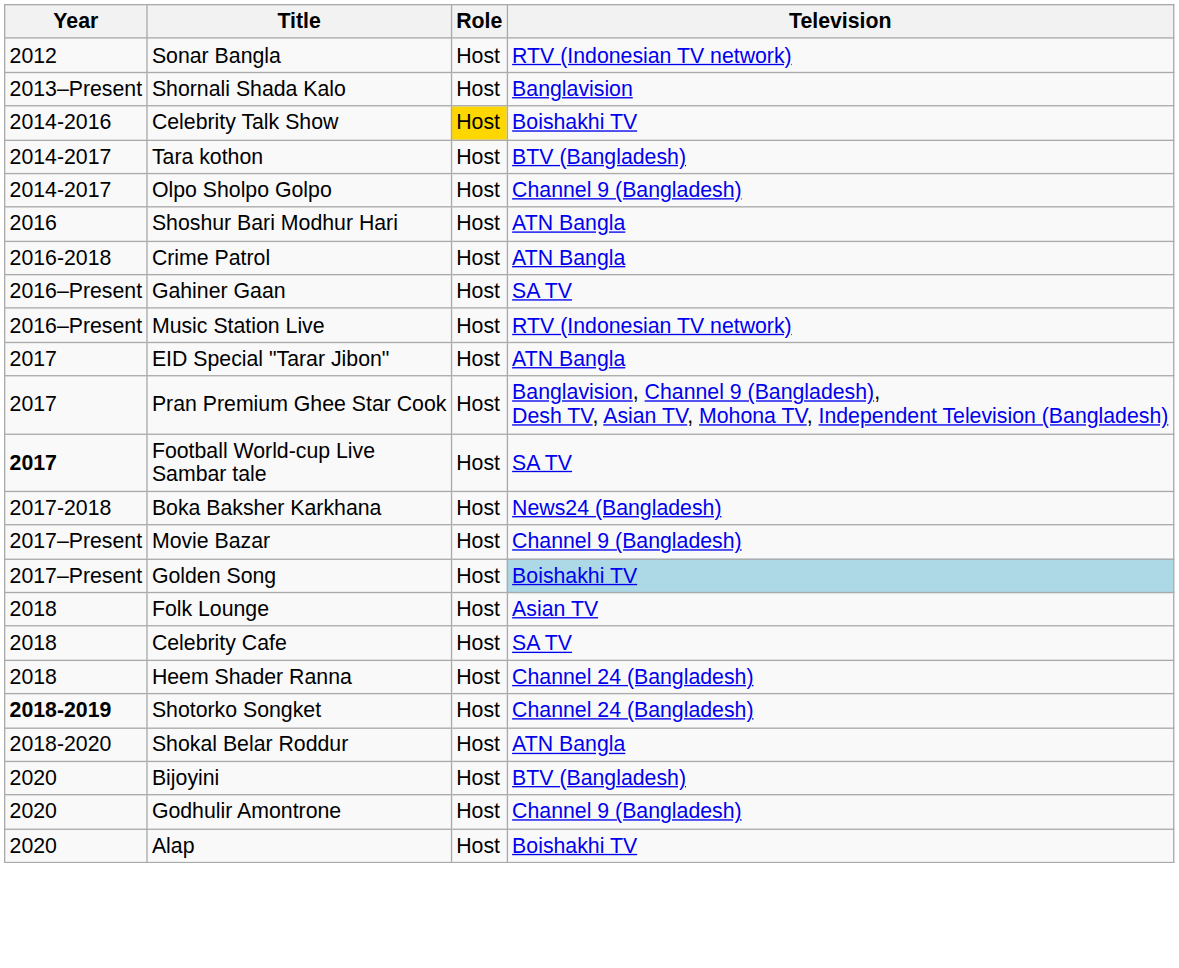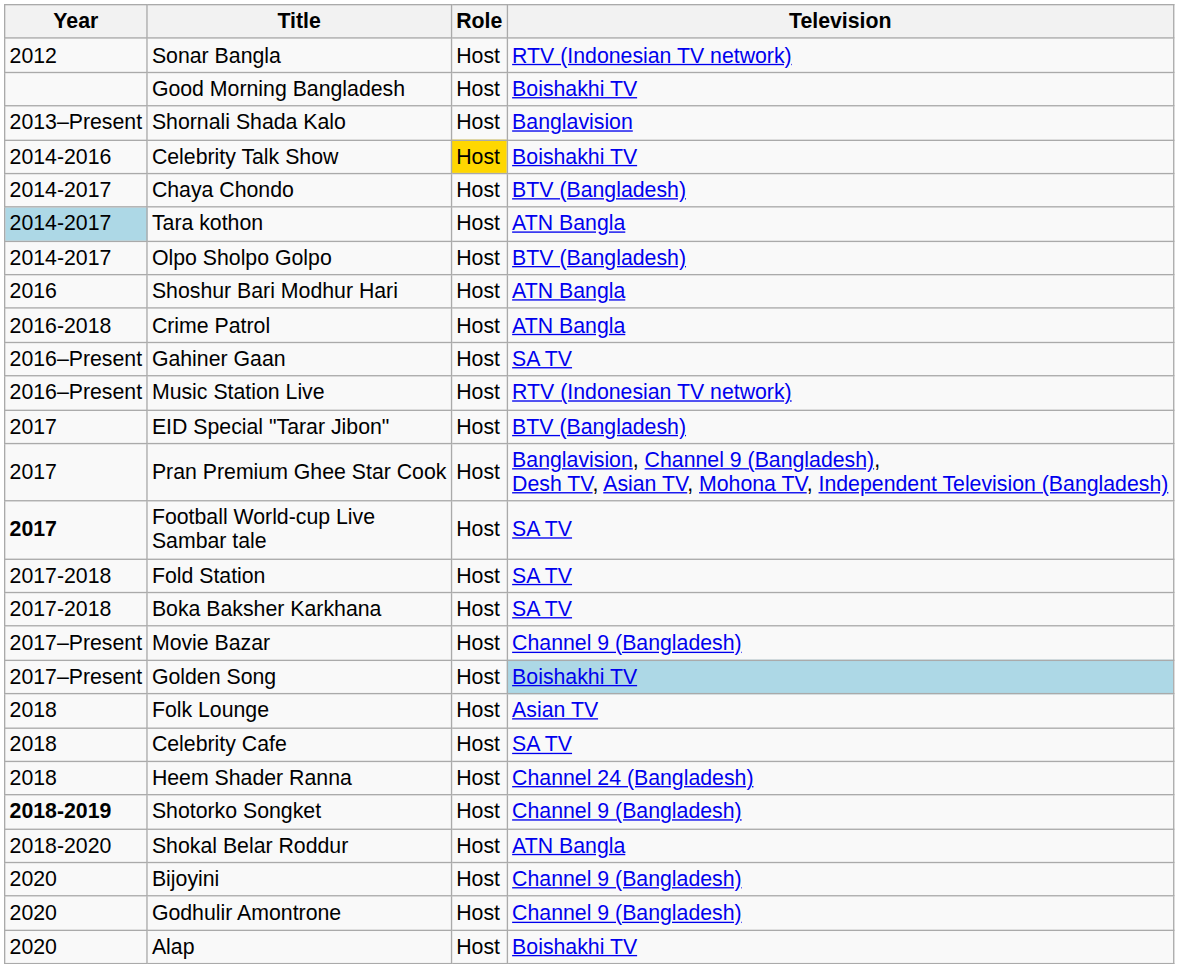+ row: (278, 88)
+ row: (223, 190)
(60, 156) no background -> (60, 223) lightblue background
(599, 156) BTV (Bangladesh) -> (569, 223) ATN Bangla
(627, 190) Channel 9 (Bangladesh) -> (599, 257) BTV (Bangladesh)
(569, 358) ATN Bangla -> (599, 426) BTV (Bangladesh)
+ row: (209, 575)
(617, 507) News24 (Bangladesh) -> (542, 609) SA TV
(633, 710) Channel 24 (Bangladesh) -> (627, 811) Channel 9 (Bangladesh)
(599, 777) BTV (Bangladesh) -> (627, 879) Channel 9 (Bangladesh)
